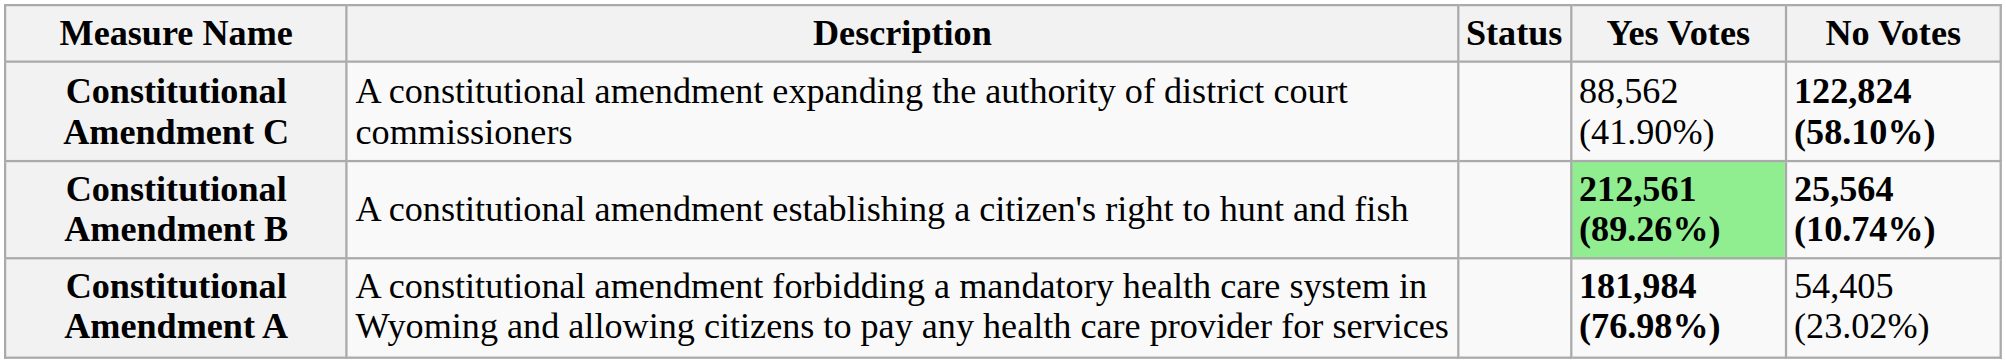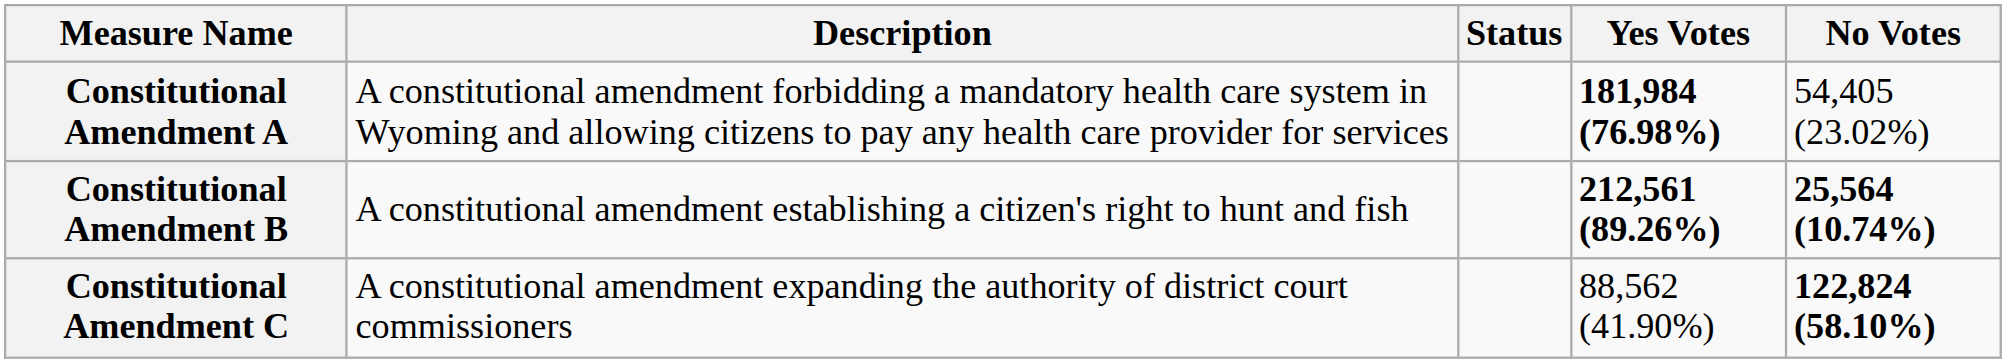rows swapped: (176, 306) <-> (176, 110)
(1650, 208) lightgreen background -> (1650, 208) no background
